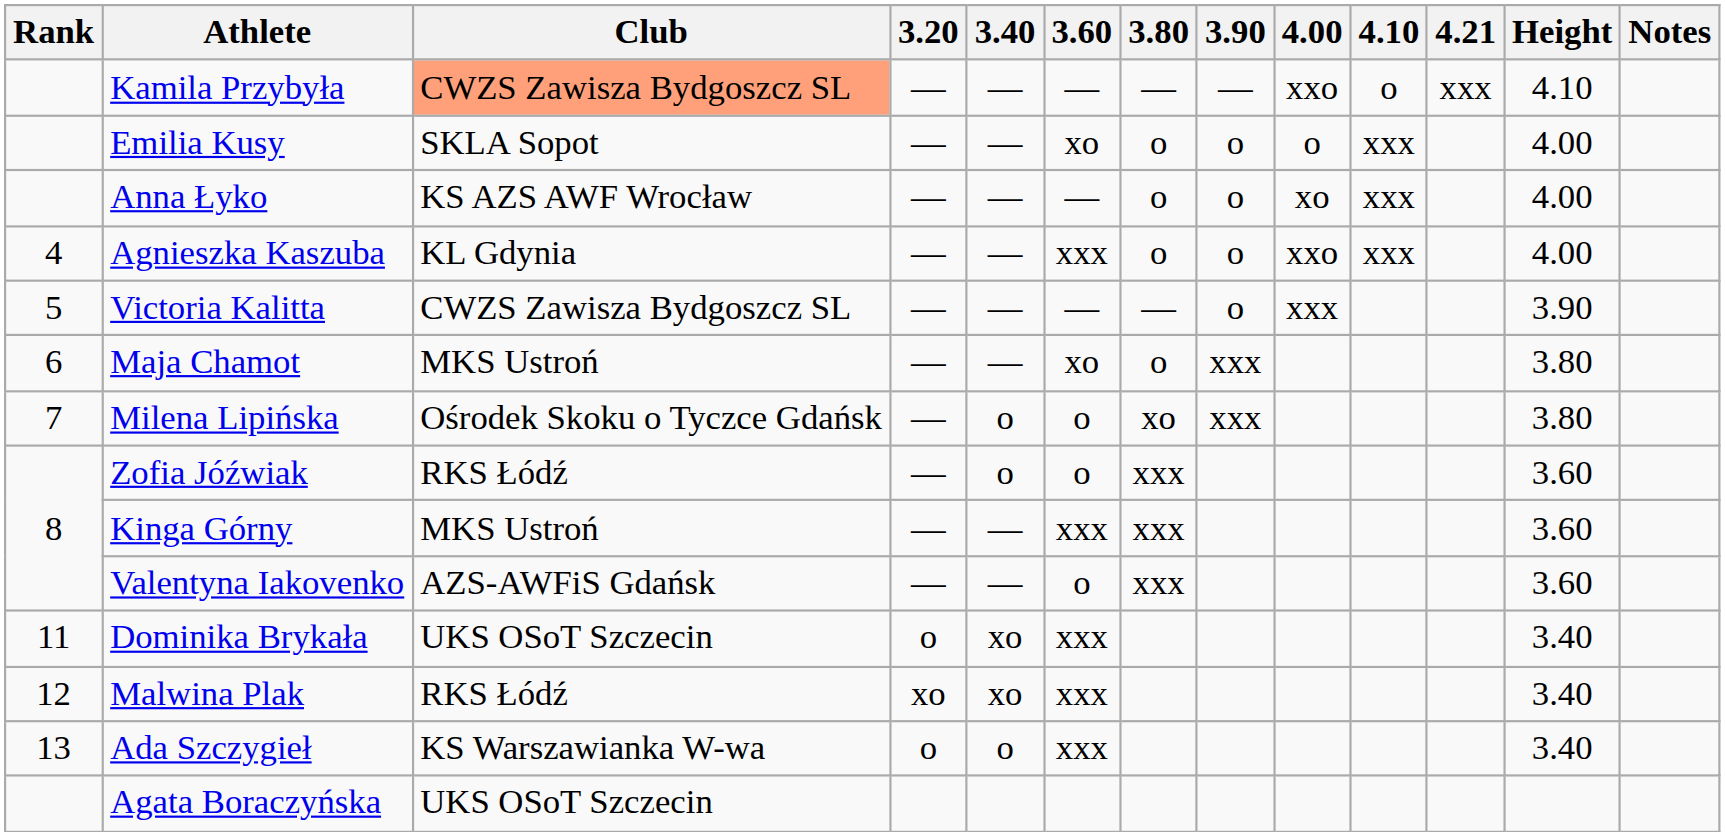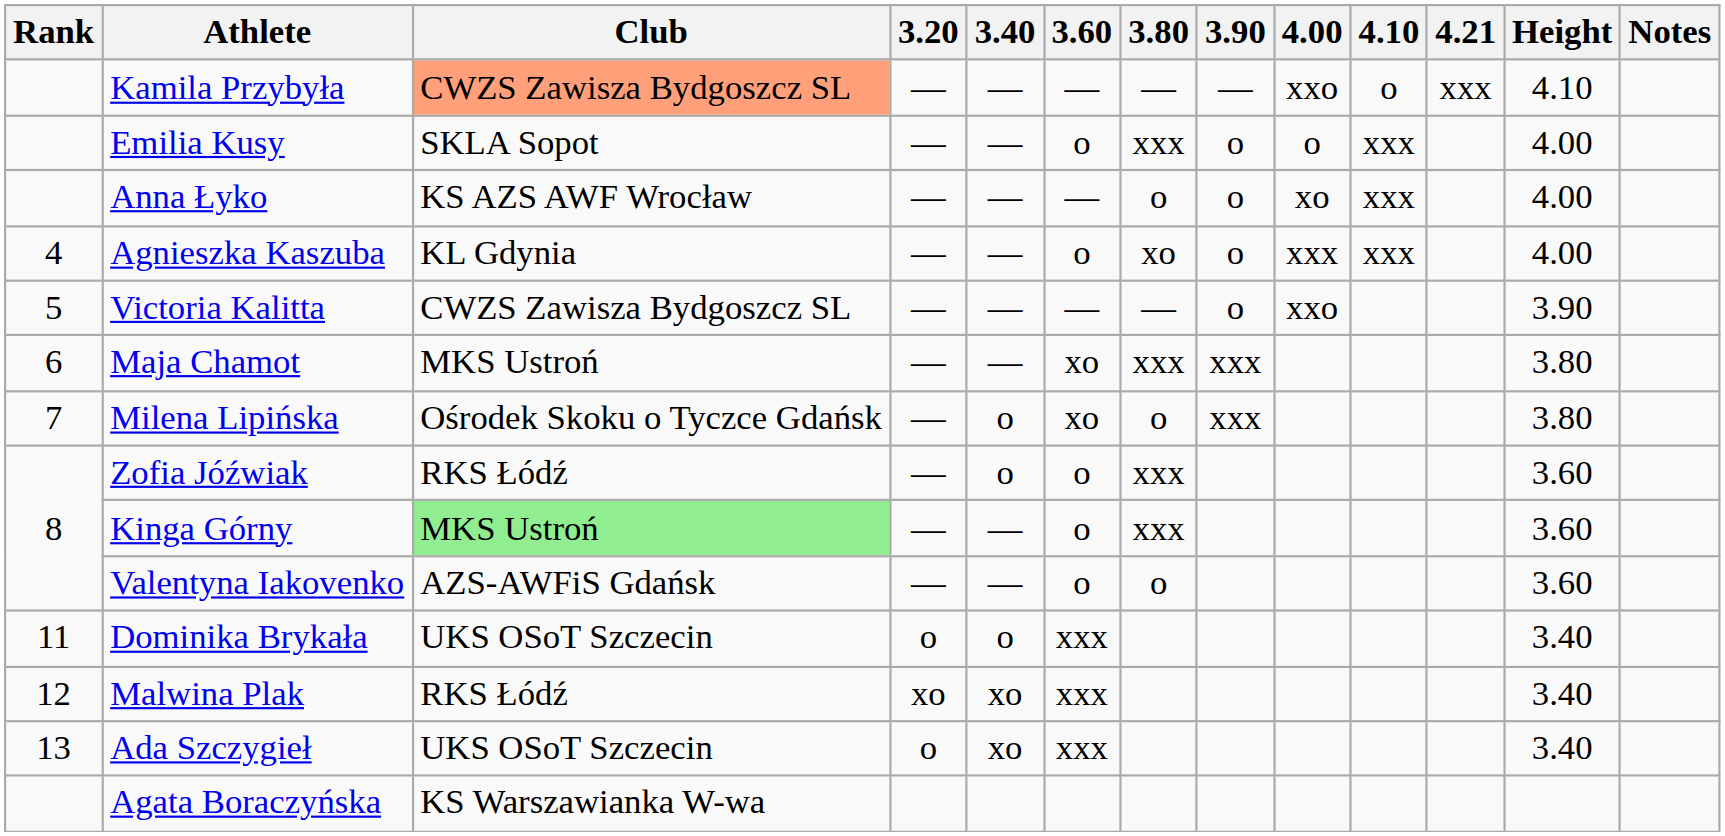(1082, 142) xo -> (1082, 142) o
(1159, 142) o -> (1159, 142) xxx
(1082, 252) xxx -> (1082, 252) o
(1159, 252) o -> (1159, 252) xo
(1312, 252) xxo -> (1312, 252) xxx
(1312, 307) xxx -> (1312, 307) xxo
(1159, 362) o -> (1159, 362) xxx
(1082, 417) o -> (1082, 417) xo
(1159, 417) xo -> (1159, 417) o
(509, 527) no background -> (509, 527) lightgreen background
(1082, 527) xxx -> (1082, 527) o
(1159, 582) xxx -> (1159, 582) o
(1005, 637) xo -> (1005, 637) o
(593, 747) KS Warszawianka W-wa -> (566, 747) UKS OSoT Szczecin
(1005, 747) o -> (1005, 747) xo
(566, 802) UKS OSoT Szczecin -> (593, 802) KS Warszawianka W-wa
